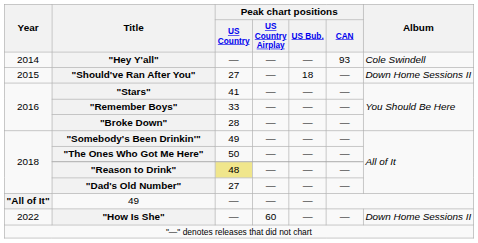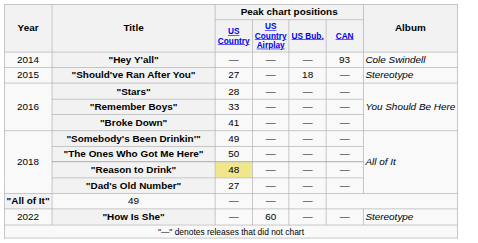(418, 75) Down Home Sessions II -> (389, 75) Stereotype
(234, 91) 41 -> (234, 91) 28
(234, 122) 28 -> (234, 122) 41
(418, 217) Down Home Sessions II -> (389, 217) Stereotype
